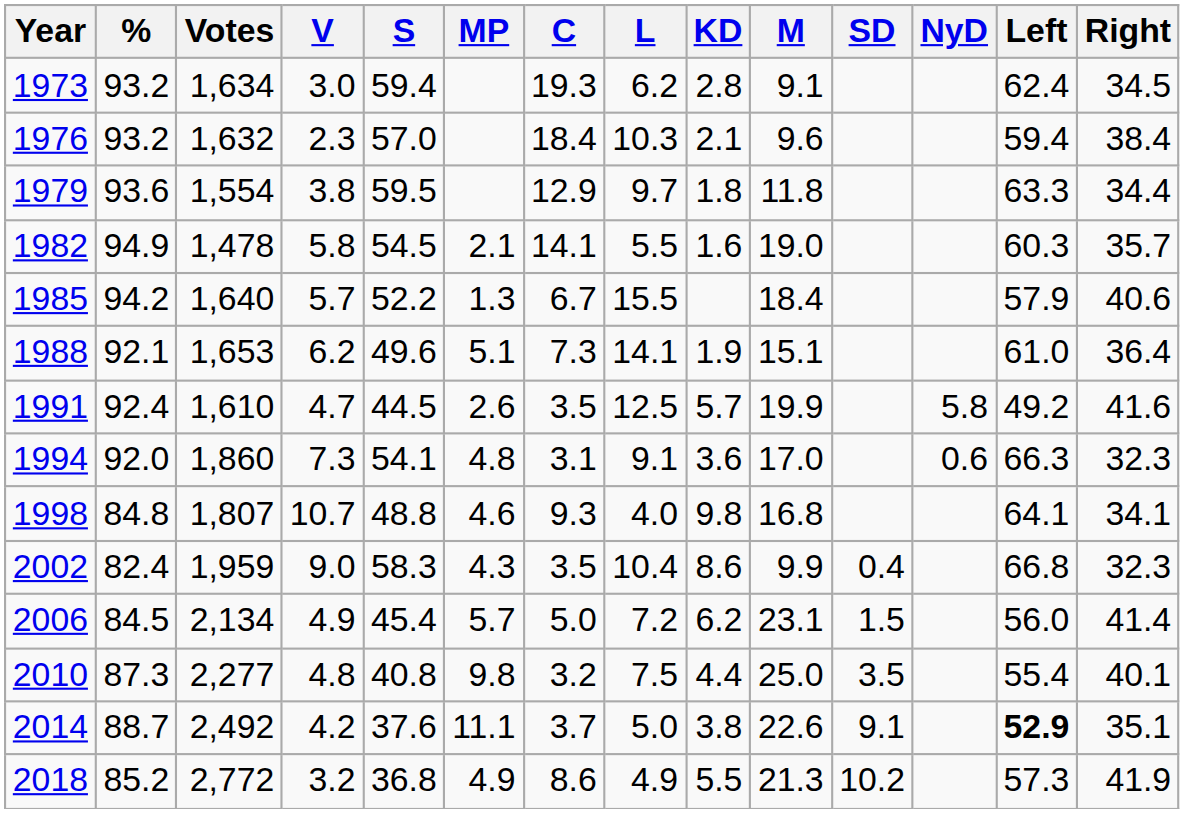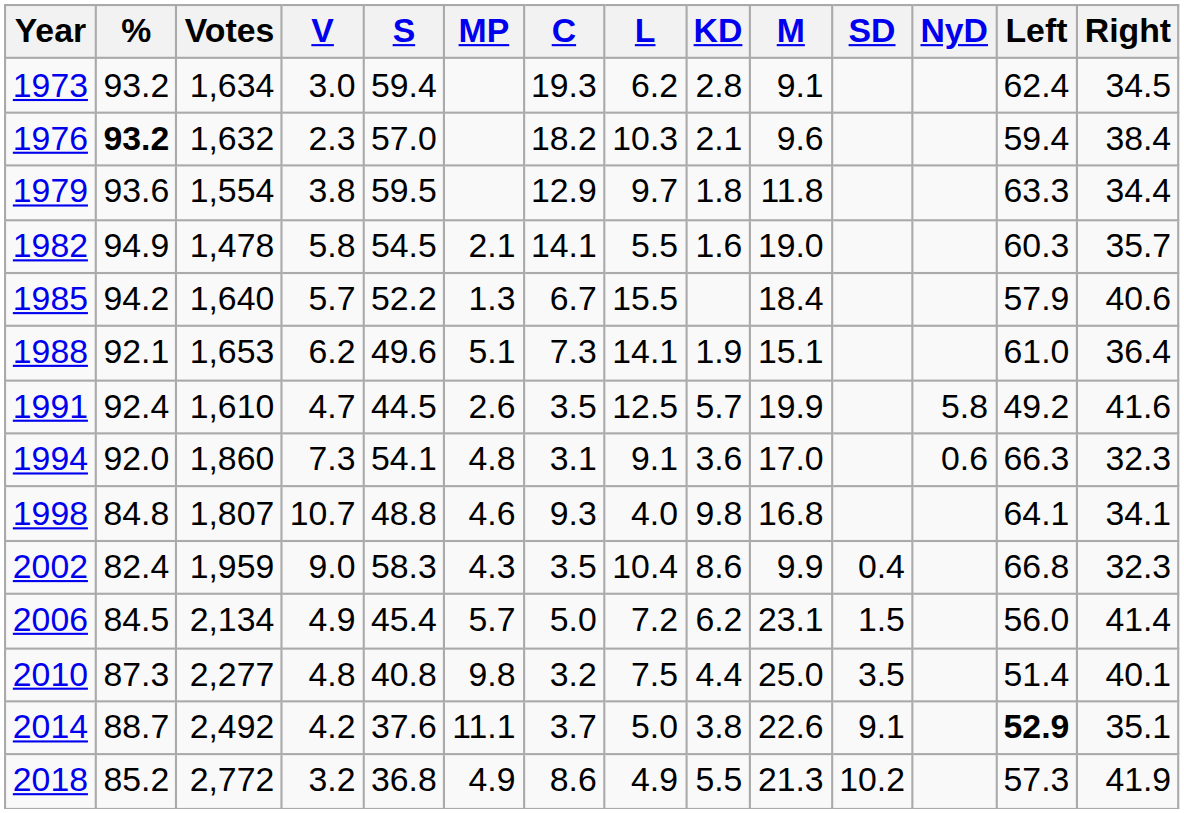(136, 138) normal -> (136, 138) bold
(564, 138) 18.4 -> (564, 138) 18.2
(1036, 673) 55.4 -> (1036, 673) 51.4
